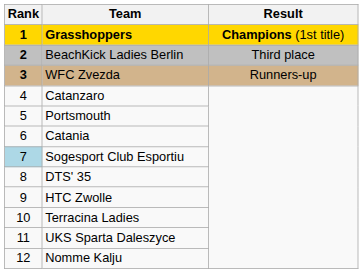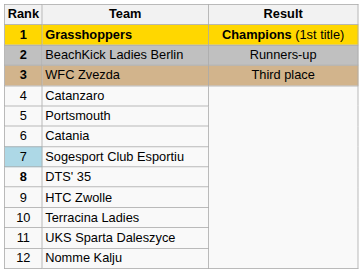(283, 55) Third place -> (283, 55) Runners-up
(283, 75) Runners-up -> (283, 75) Third place
(23, 177) normal -> (23, 177) bold
